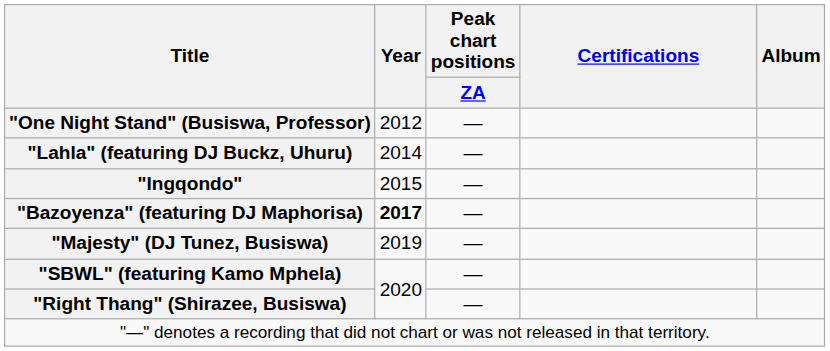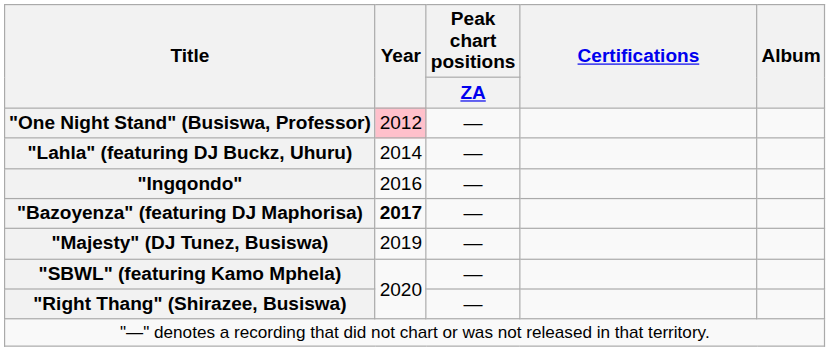(401, 122) no background -> (401, 122) pink background
(401, 183) 2015 -> (401, 183) 2016
